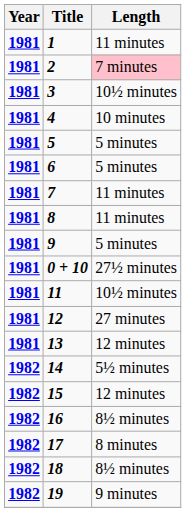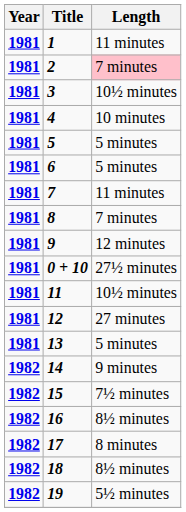(130, 218) 11 minutes -> (126, 218) 7 minutes
(126, 243) 5 minutes -> (130, 243) 12 minutes
(130, 343) 12 minutes -> (126, 343) 5 minutes
(132, 368) 5½ minutes -> (126, 368) 9 minutes
(130, 393) 12 minutes -> (132, 393) 7½ minutes
(126, 494) 9 minutes -> (132, 494) 5½ minutes
